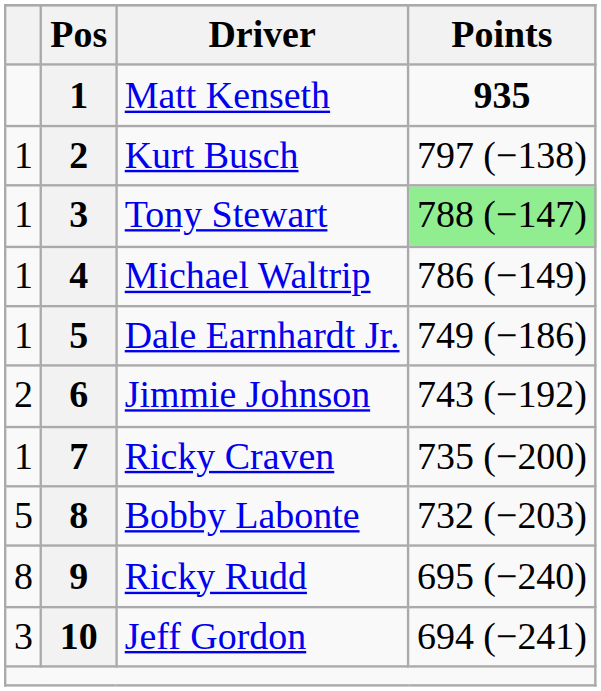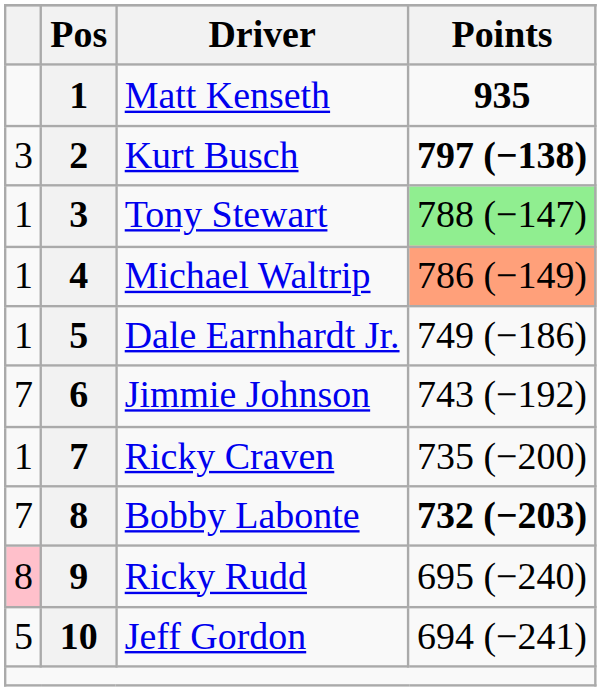(23, 154) 1 -> (23, 154) 3
(502, 154) normal -> (502, 154) bold
(502, 275) no background -> (502, 275) lightsalmon background
(23, 395) 2 -> (23, 395) 7
(23, 515) 5 -> (23, 515) 7
(502, 515) normal -> (502, 515) bold
(23, 575) no background -> (23, 575) pink background
(23, 635) 3 -> (23, 635) 5
